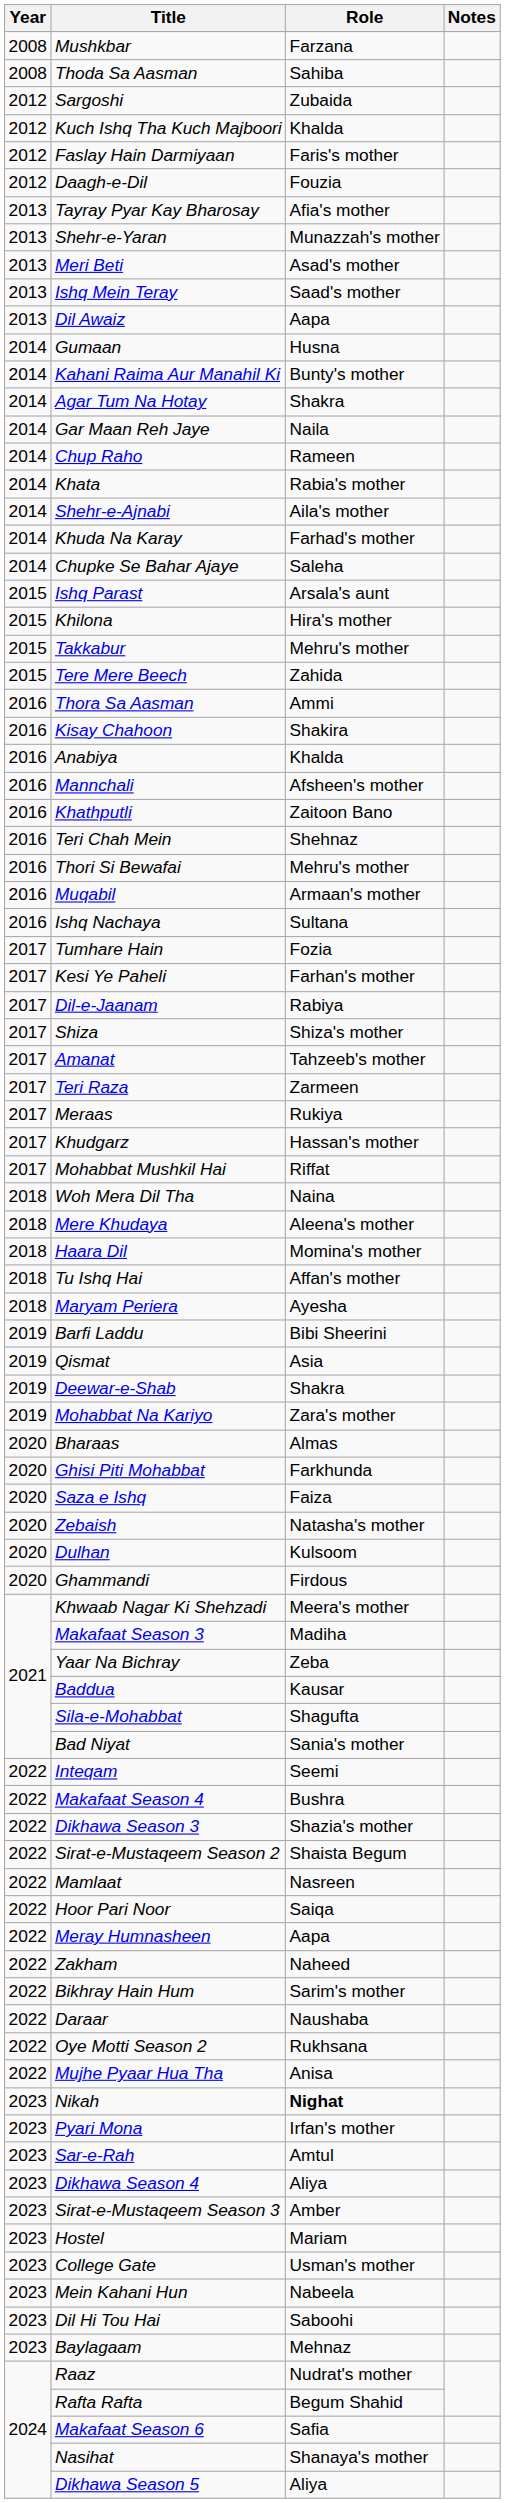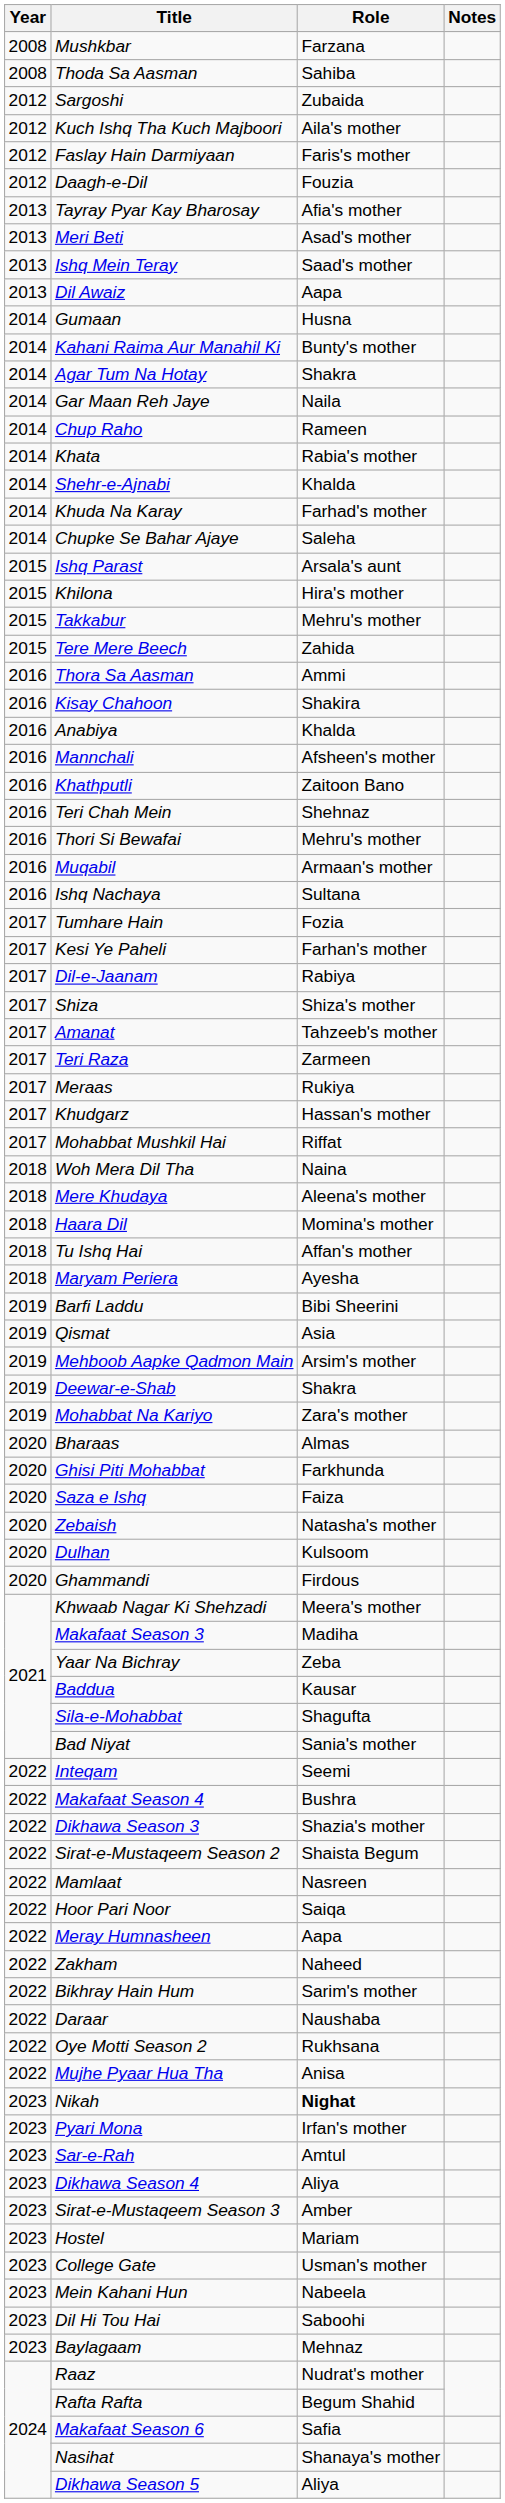(316, 127) Khalda -> (351, 127) Aila's mother
- row: (111, 237)
(339, 511) Aila's mother -> (328, 484) Khalda
+ row: (174, 1361)
